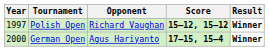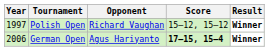(198, 25) bold -> (198, 25) normal
(16, 39) 2000 -> (16, 39) 2006
